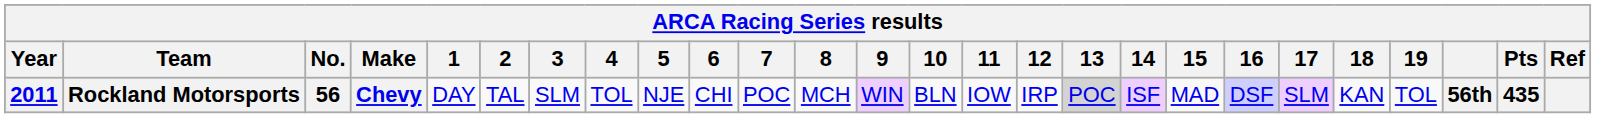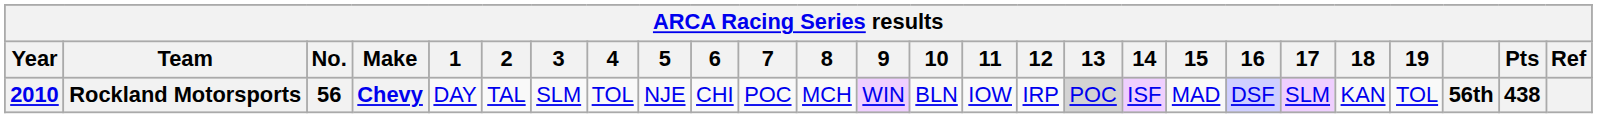(34, 95) 2011 -> (34, 95) 2010
(1521, 95) 435 -> (1522, 95) 438
